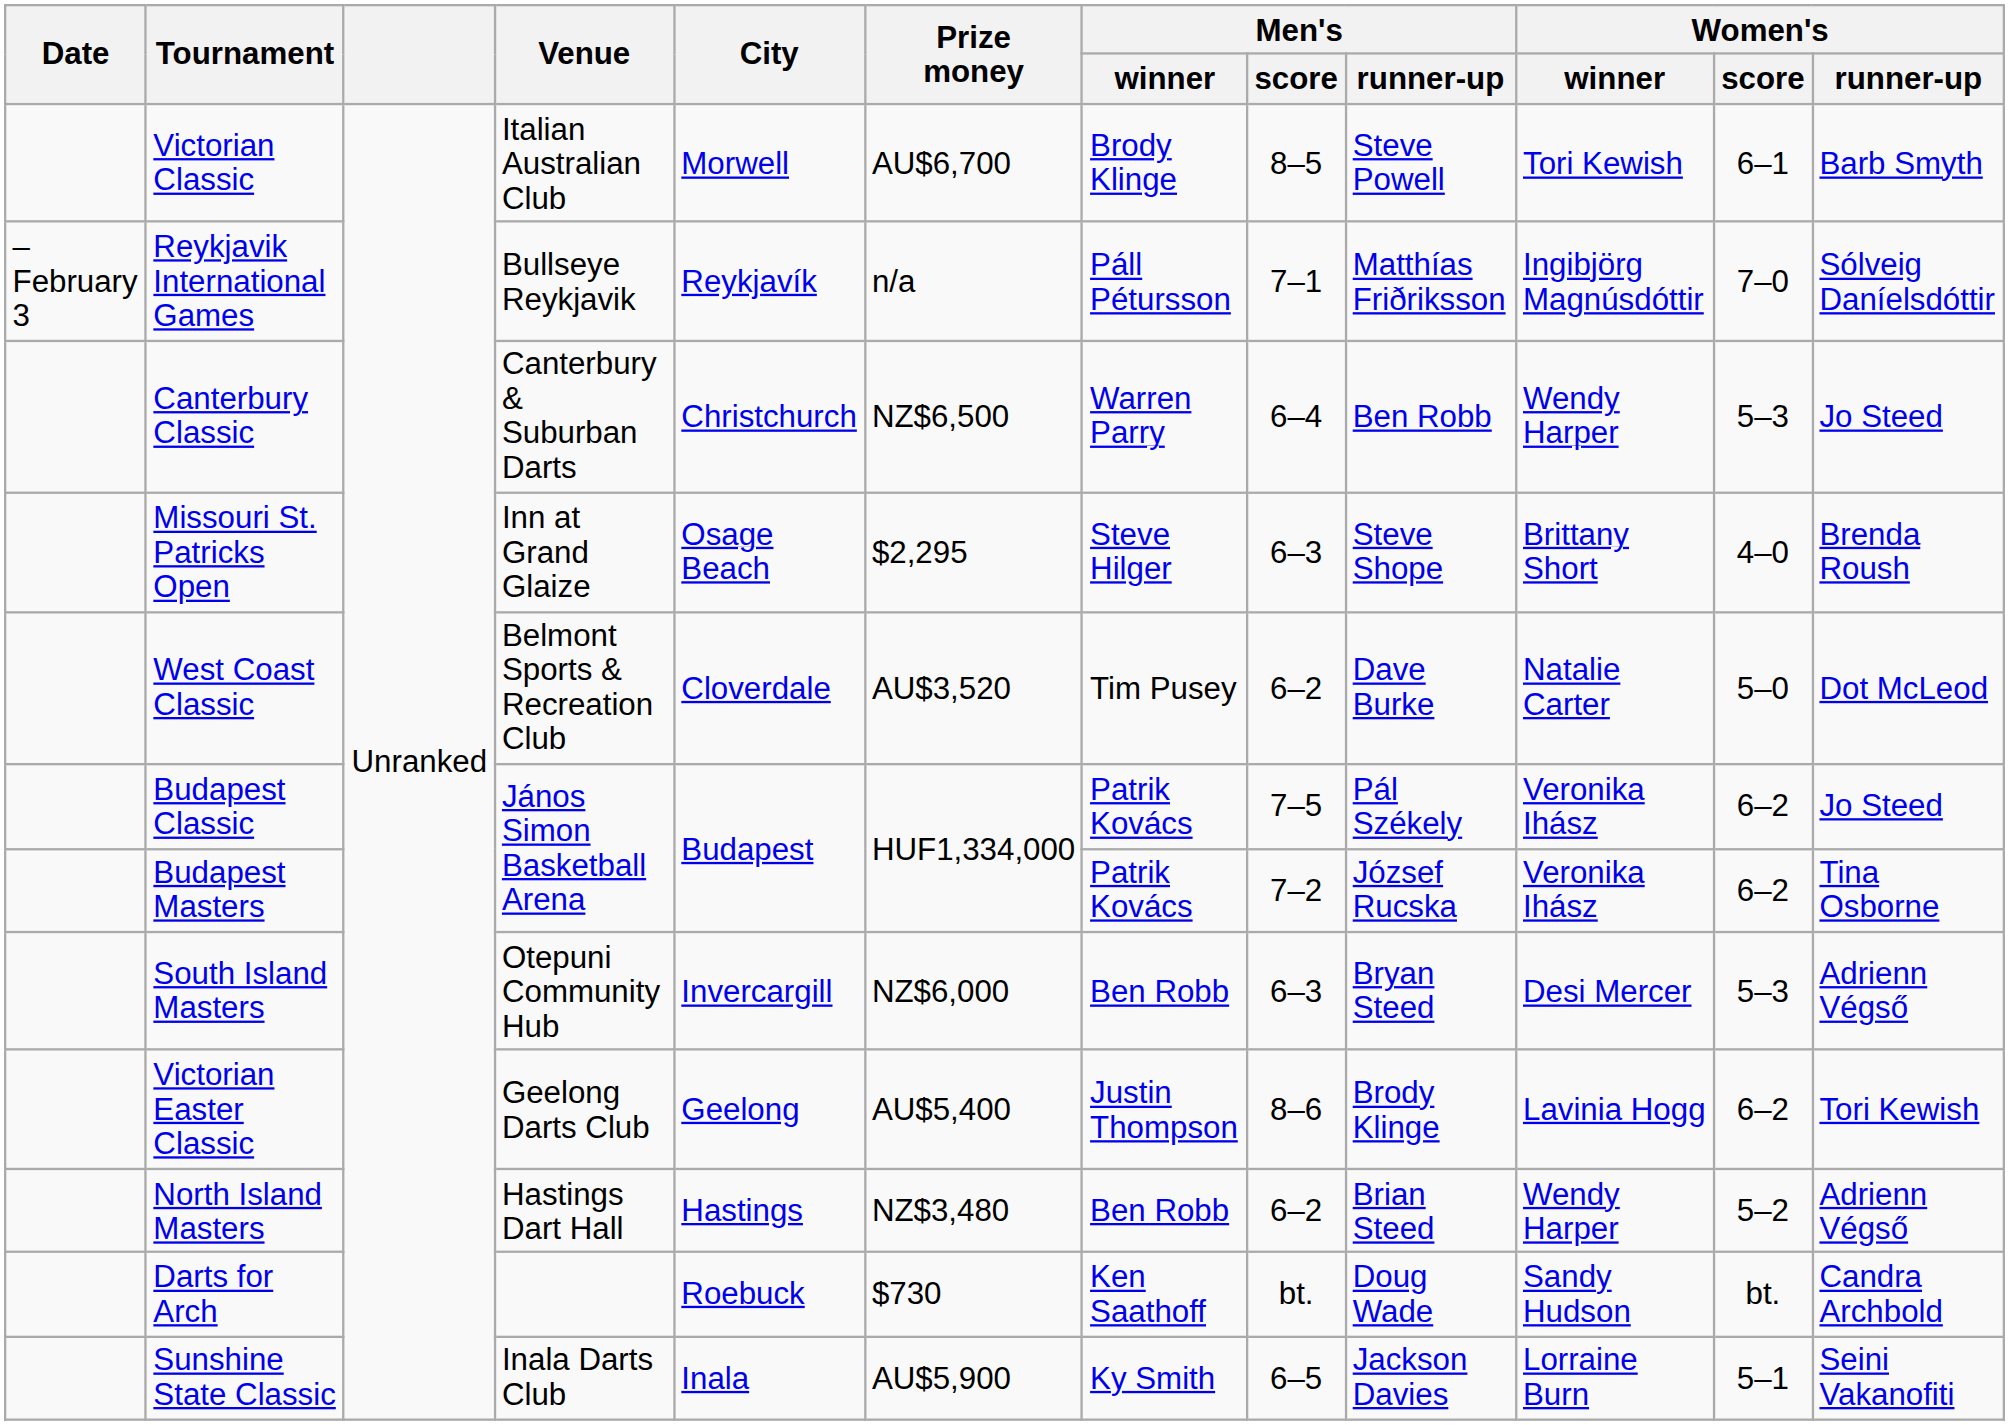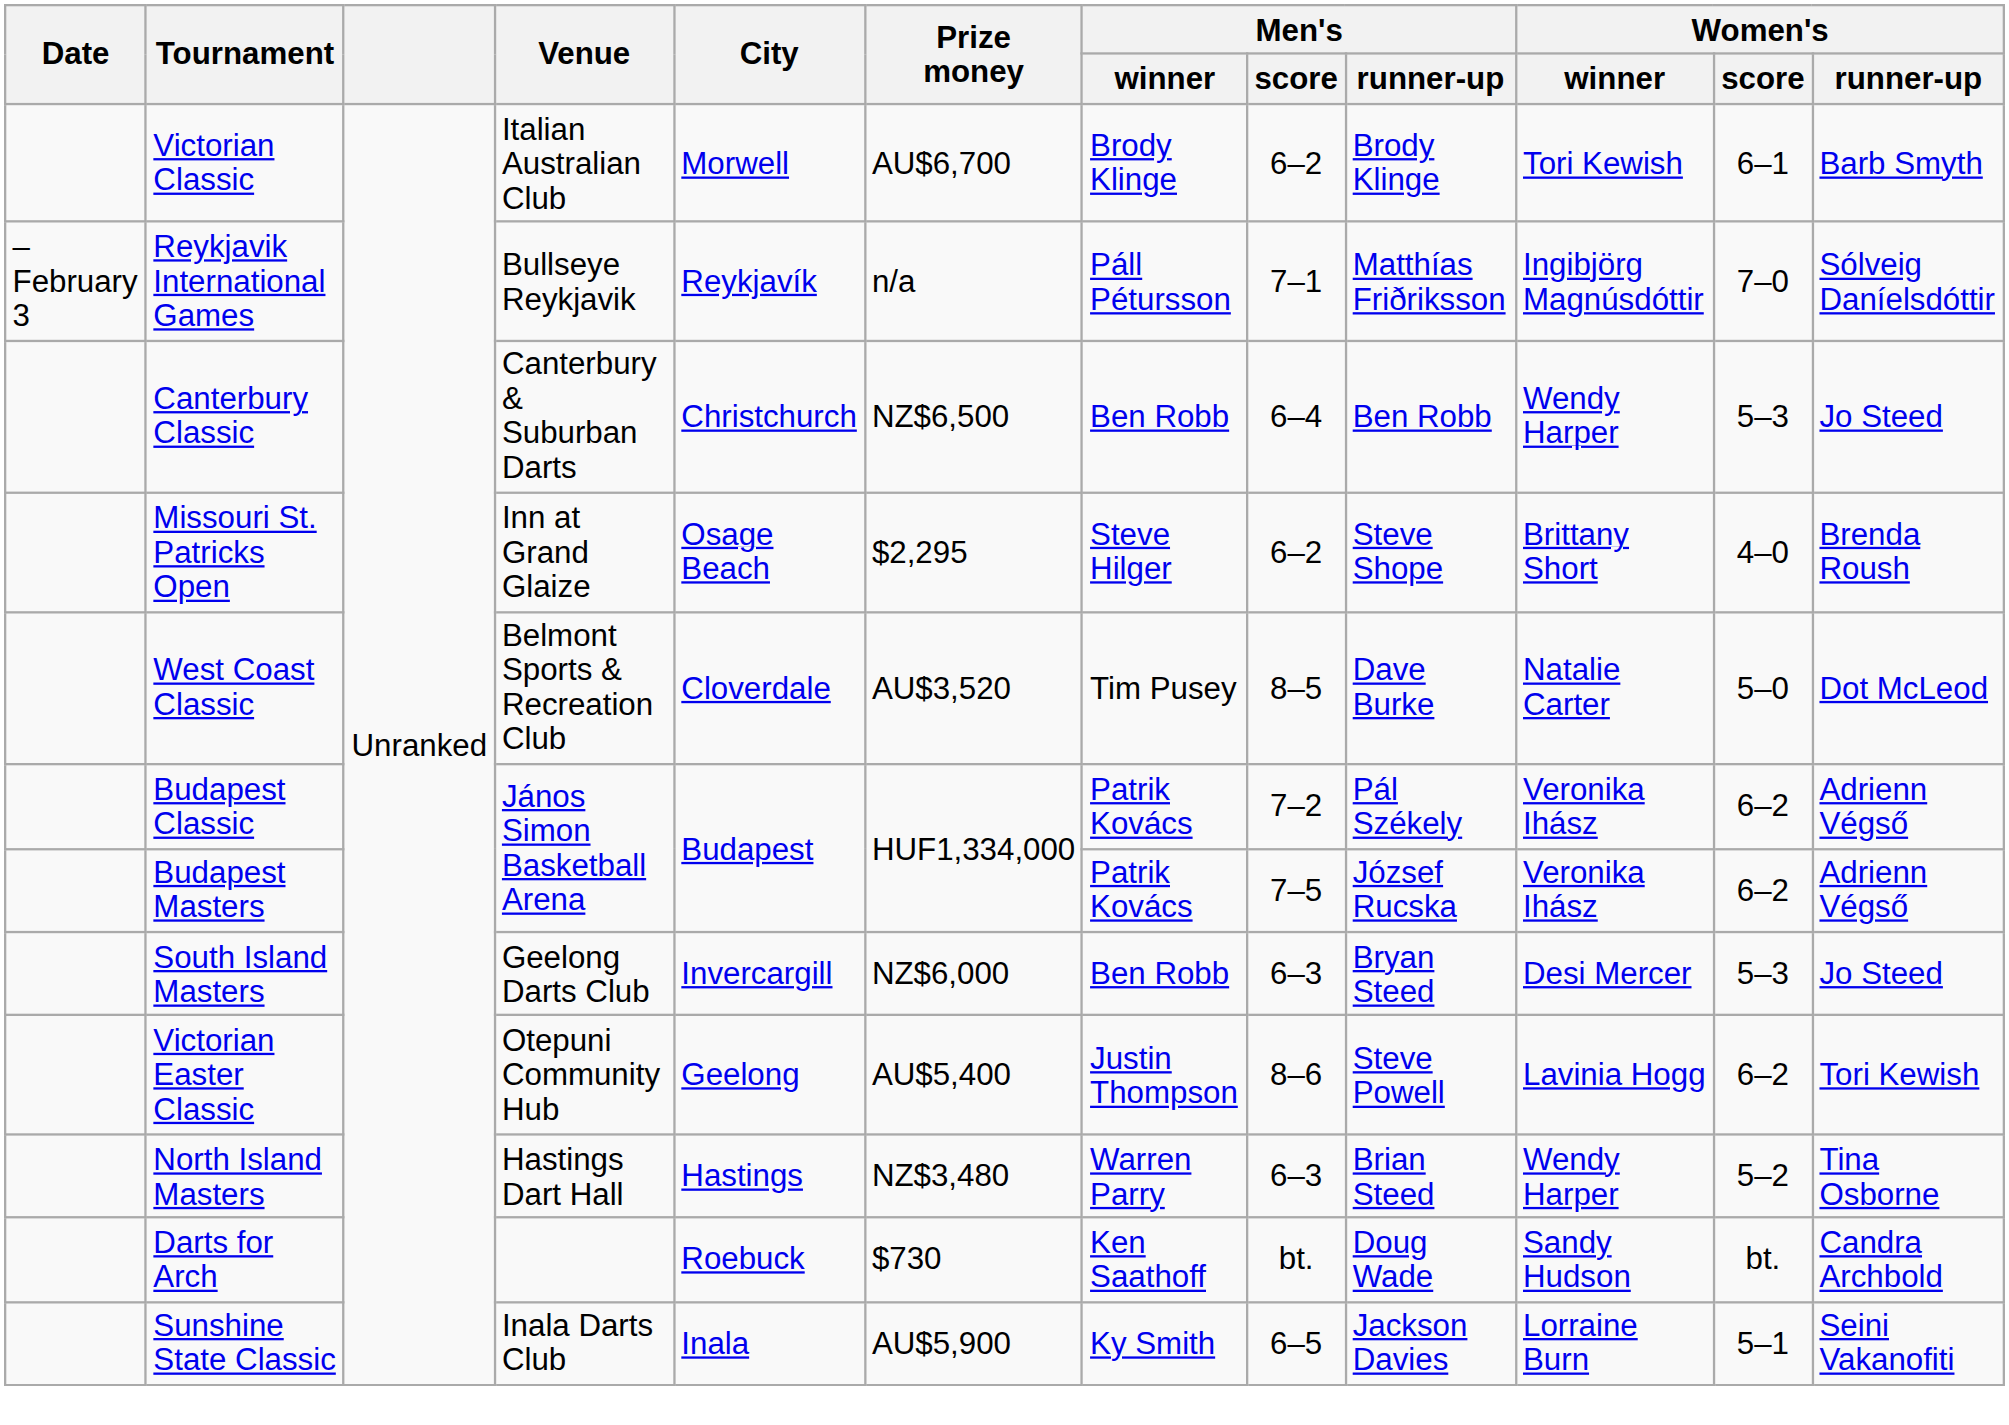(1296, 163) 8–5 -> (1296, 163) 6–2
(1399, 163) Steve Powell -> (1396, 163) Brody Klinge
(1141, 416) Warren Parry -> (1160, 416) Ben Robb
(1296, 552) 6–3 -> (1296, 552) 6–2
(1296, 687) 6–2 -> (1296, 687) 8–5
(1296, 806) 7–5 -> (1296, 806) 7–2
(1881, 806) Jo Steed -> (1873, 806) Adrienn Végső
(1296, 890) 7–2 -> (1296, 890) 7–5
(1879, 890) Tina Osborne -> (1873, 890) Adrienn Végső
(581, 991) Otepuni Community Hub -> (576, 973) Geelong Darts Club
(1873, 991) Adrienn Végső -> (1881, 973) Jo Steed
(576, 1109) Geelong Darts Club -> (581, 1074) Otepuni Community Hub
(1396, 1109) Brody Klinge -> (1399, 1074) Steve Powell
(1160, 1210) Ben Robb -> (1141, 1176) Warren Parry
(1296, 1210) 6–2 -> (1296, 1176) 6–3
(1873, 1210) Adrienn Végső -> (1879, 1176) Tina Osborne
